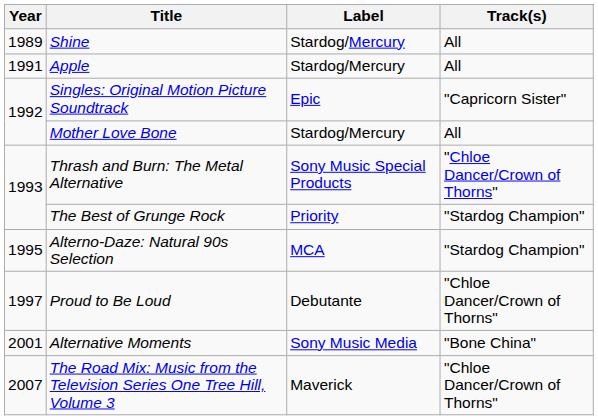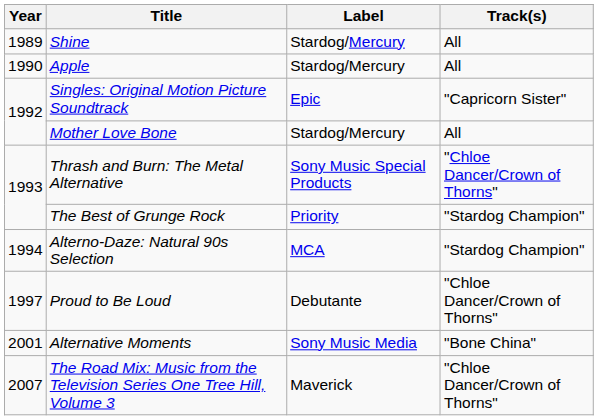(25, 66) 1991 -> (25, 66) 1990
(25, 250) 1995 -> (25, 250) 1994
